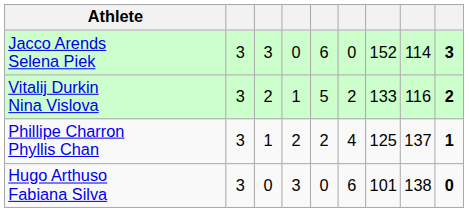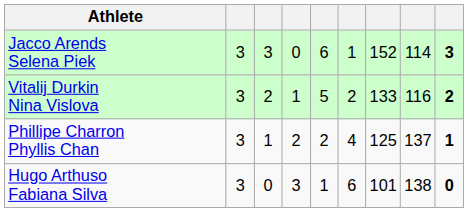(352, 52) 0 -> (352, 52) 1
(324, 185) 0 -> (324, 185) 1
